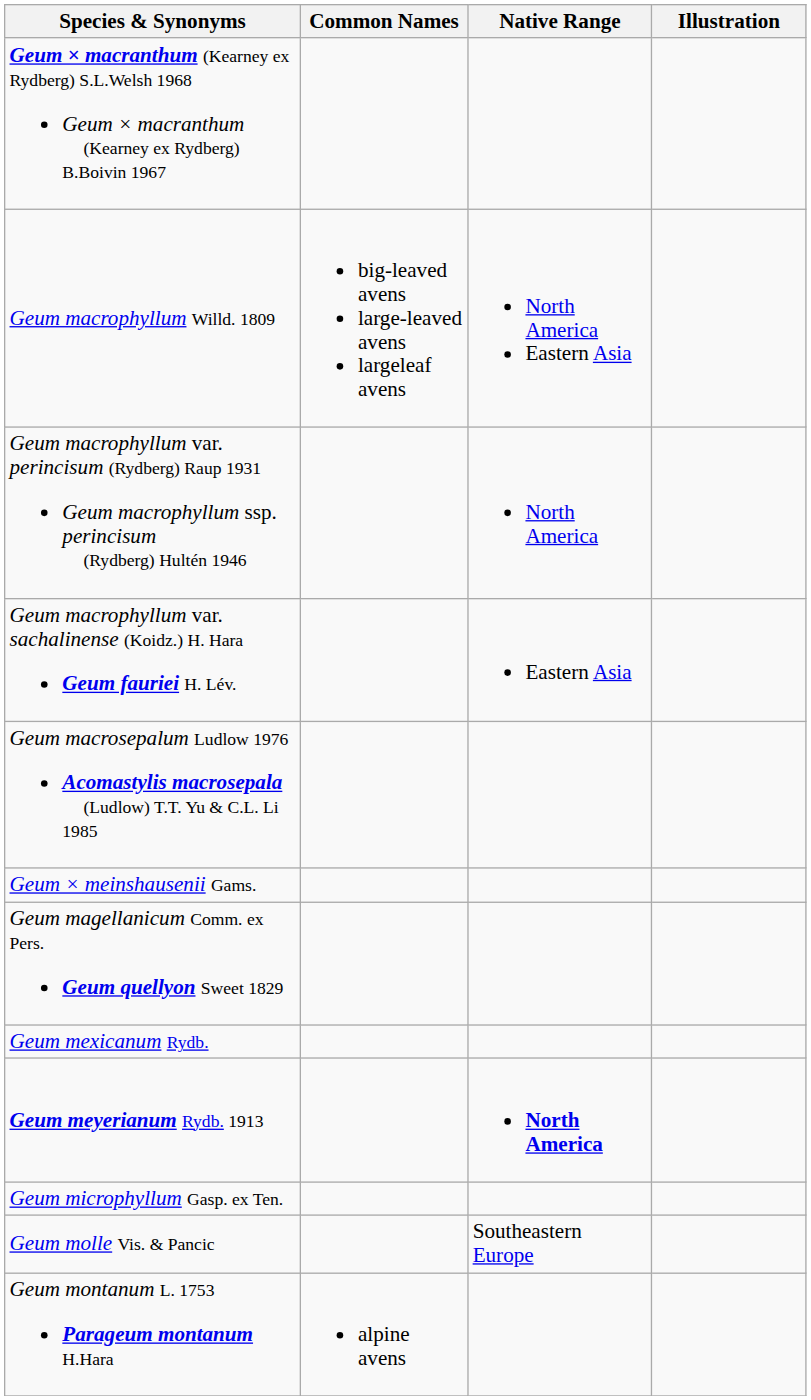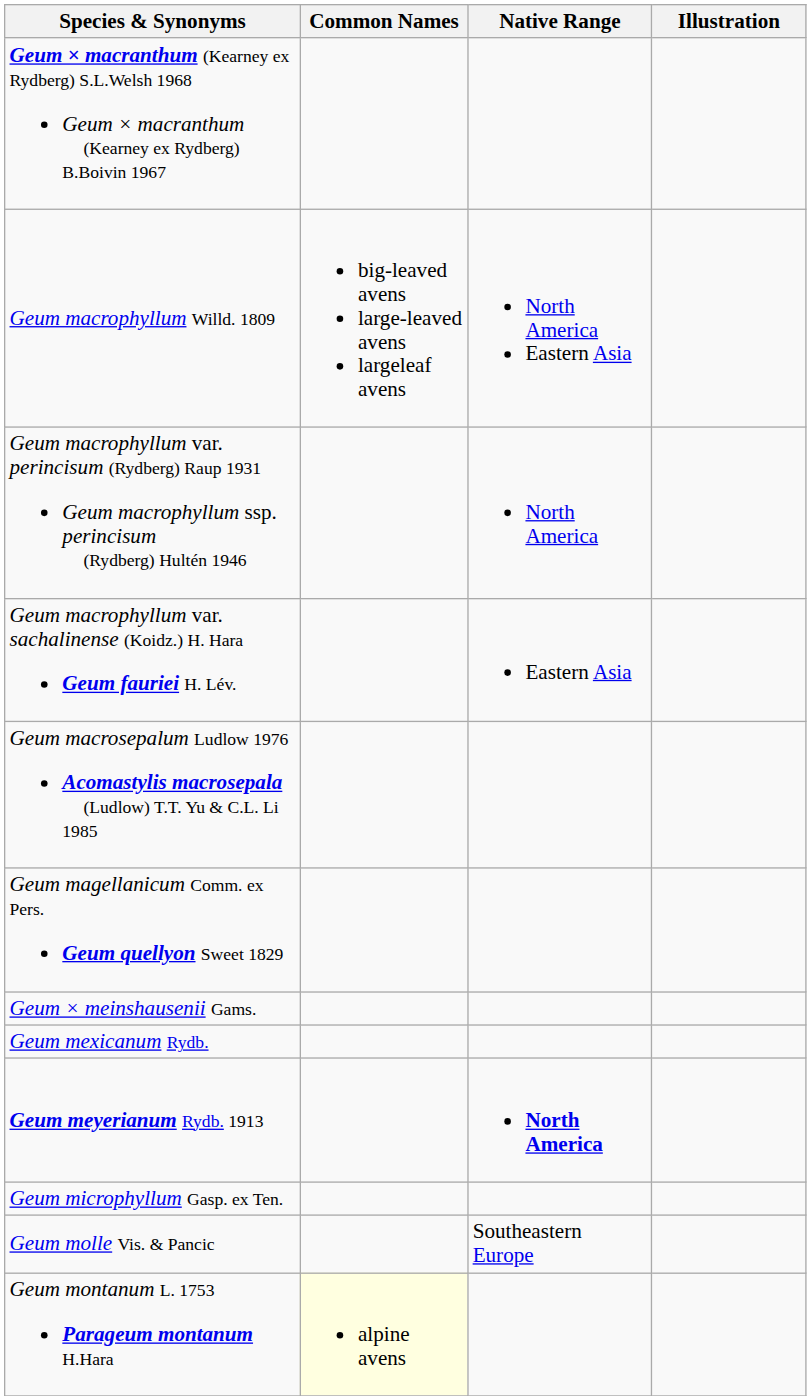rows swapped: (152, 953) <-> (133, 884)
(384, 1346) no background -> (384, 1346) lightyellow background
